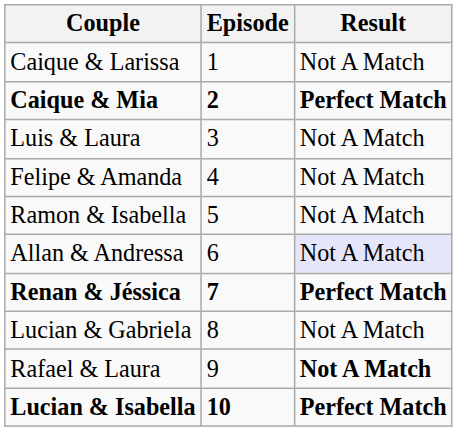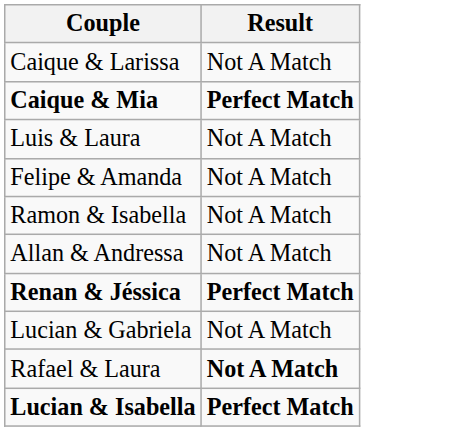- column: (248, 23)
(362, 253) lavender background -> (269, 253) no background
